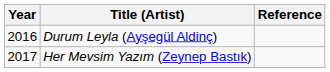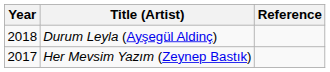(22, 36) 2016 -> (22, 36) 2018
